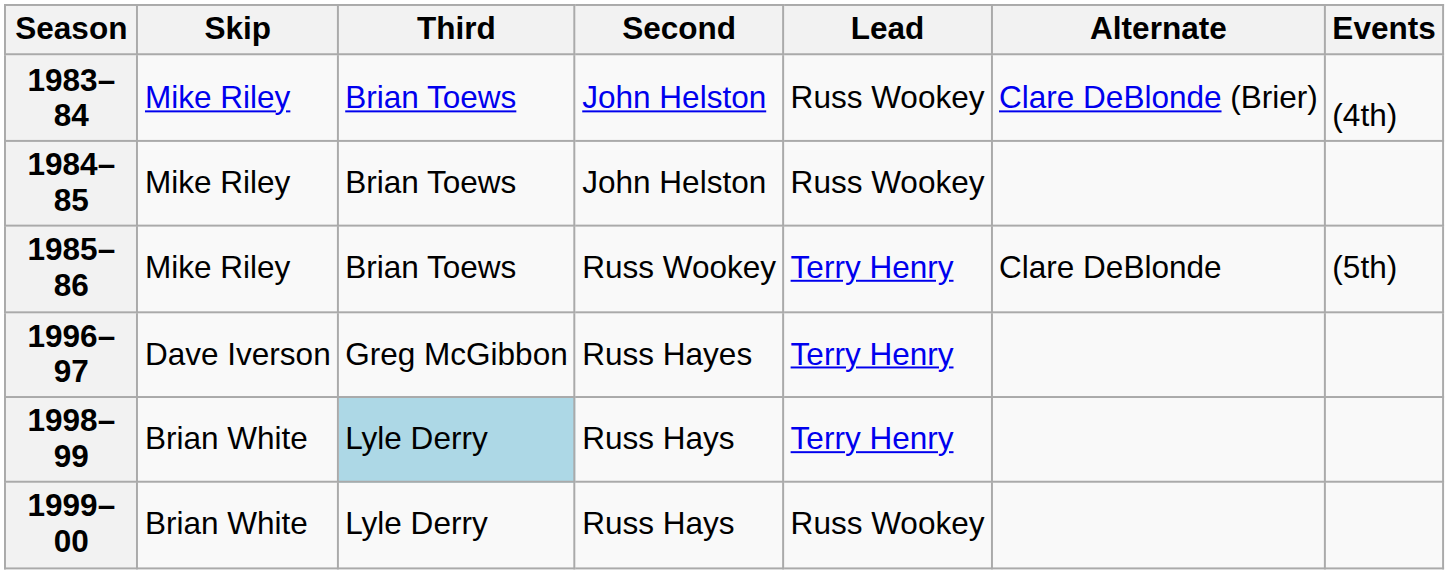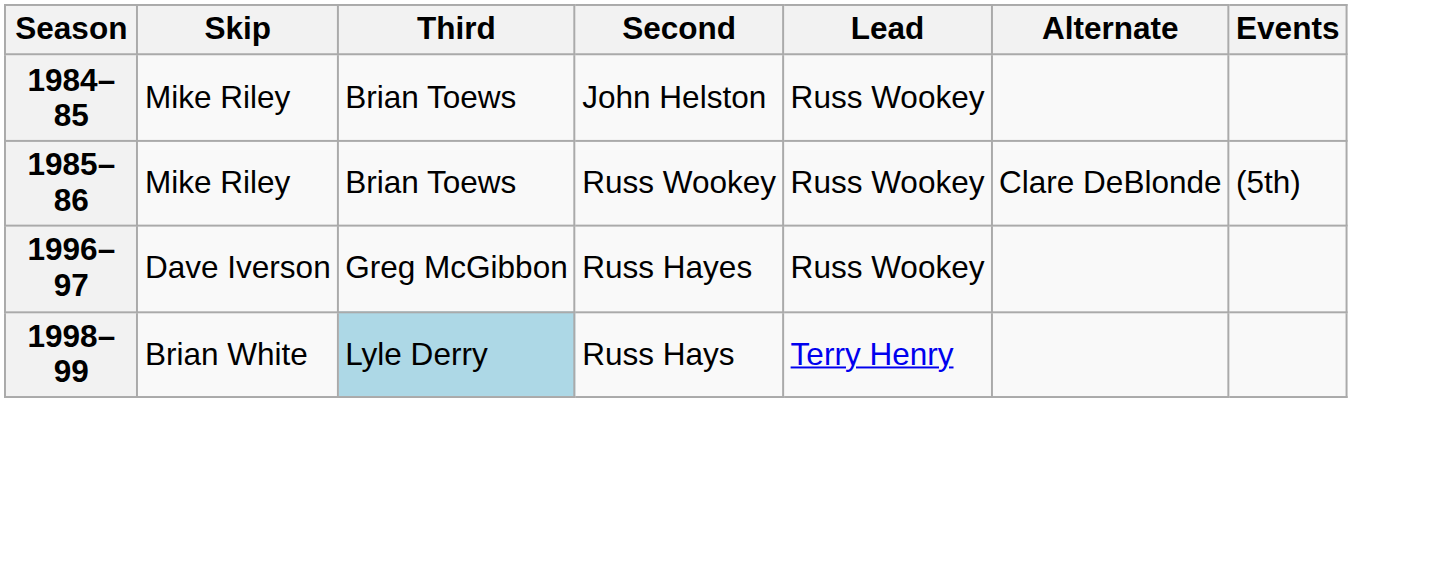- row: (71, 97)
(872, 268) Terry Henry -> (888, 182) Russ Wookey
(872, 353) Terry Henry -> (888, 268) Russ Wookey
- row: (71, 524)
